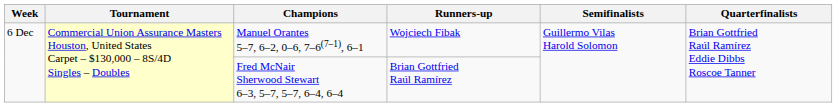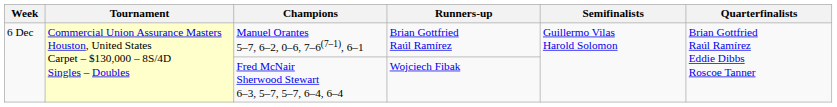(425, 32) Wojciech Fibak -> (424, 39) Brian Gottfried Raúl Ramírez
(424, 73) Brian Gottfried Raúl Ramírez -> (425, 66) Wojciech Fibak
